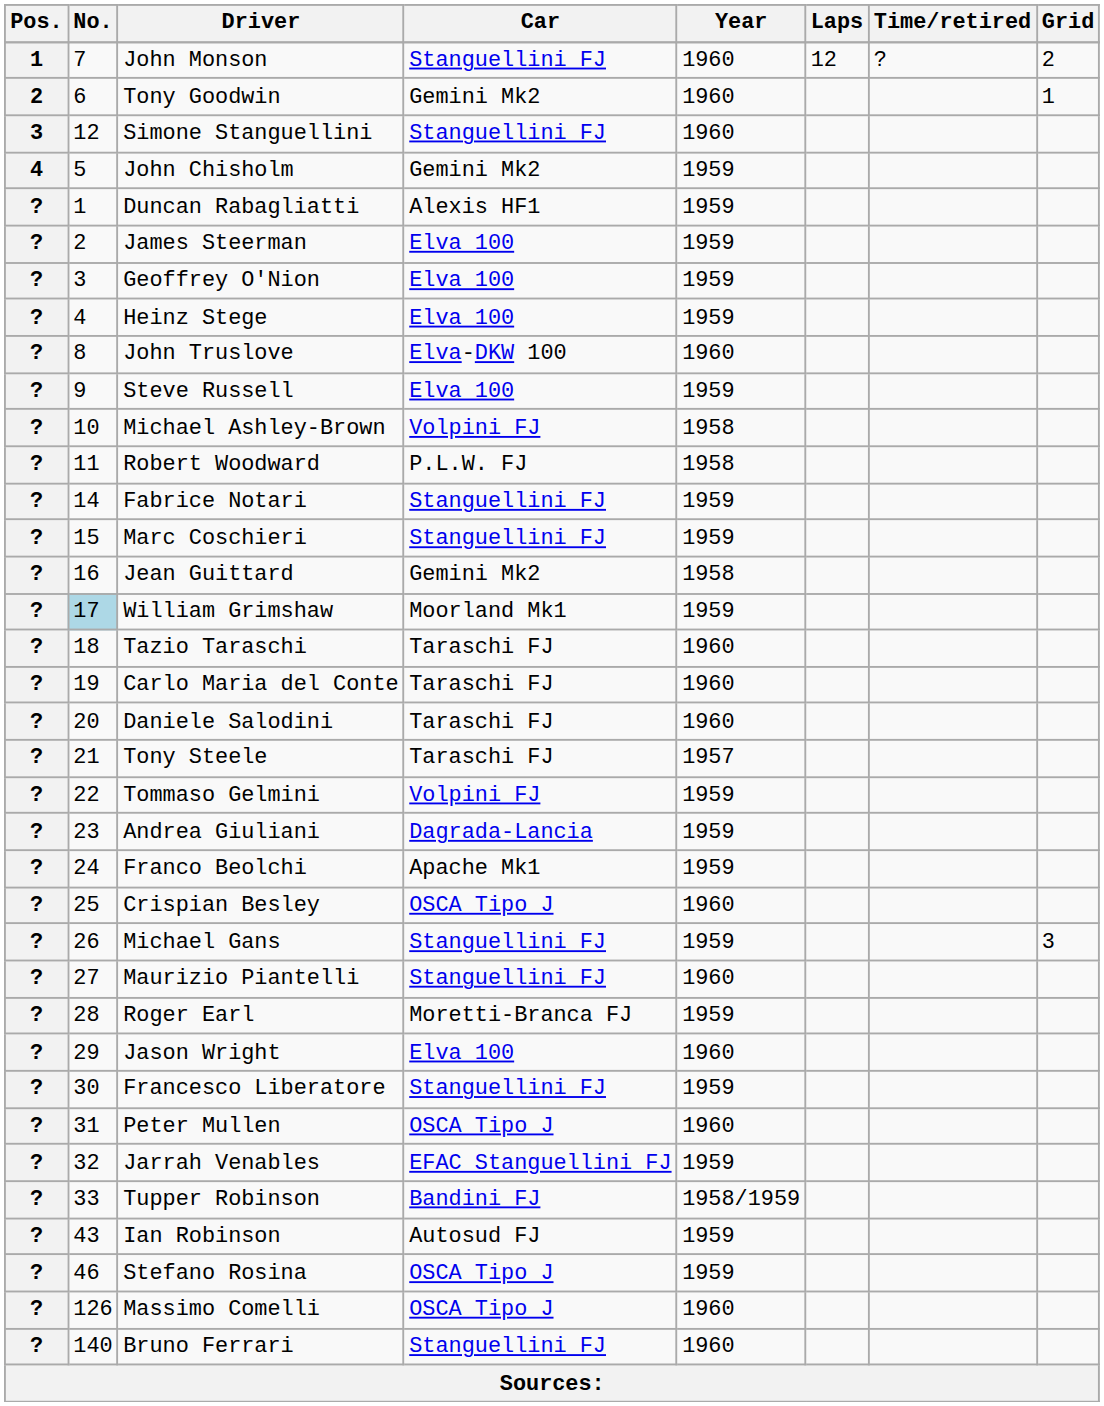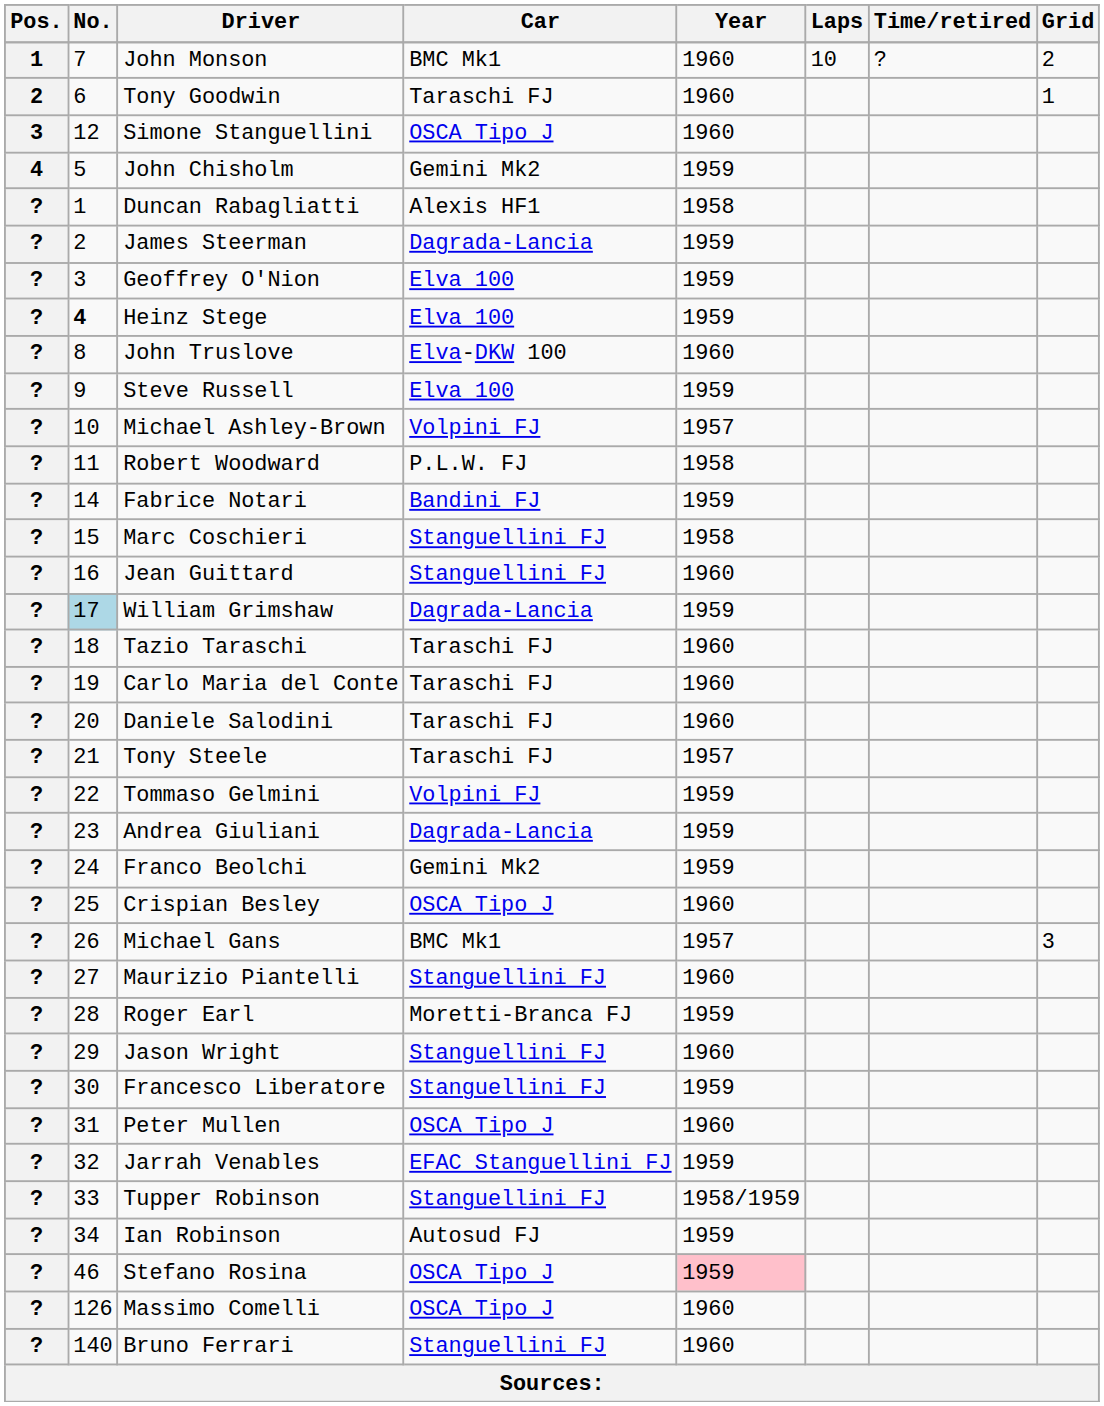(508, 60) Stanguellini FJ -> (455, 60) BMC Mk1
(824, 60) 12 -> (824, 60) 10
(475, 97) Gemini Mk2 -> (481, 97) Taraschi FJ
(508, 133) Stanguellini FJ -> (481, 133) OSCA Tipo J
(708, 207) 1959 -> (708, 207) 1958
(462, 244) Elva 100 -> (501, 244) Dagrada-Lancia
(80, 317) normal -> (80, 317) bold
(708, 427) 1958 -> (708, 427) 1957
(508, 501) Stanguellini FJ -> (475, 501) Bandini FJ
(708, 538) 1959 -> (708, 538) 1958
(475, 574) Gemini Mk2 -> (508, 574) Stanguellini FJ
(708, 574) 1958 -> (708, 574) 1960
(488, 611) Moorland Mk1 -> (501, 611) Dagrada-Lancia
(475, 868) Apache Mk1 -> (475, 868) Gemini Mk2
(508, 942) Stanguellini FJ -> (455, 942) BMC Mk1
(708, 942) 1959 -> (708, 942) 1957
(462, 1052) Elva 100 -> (508, 1052) Stanguellini FJ
(475, 1199) Bandini FJ -> (508, 1199) Stanguellini FJ
(86, 1236) 43 -> (86, 1236) 34
(708, 1273) no background -> (708, 1273) pink background
